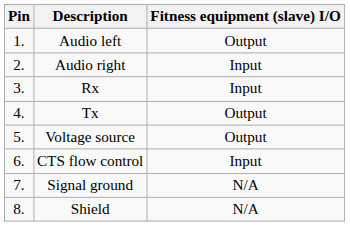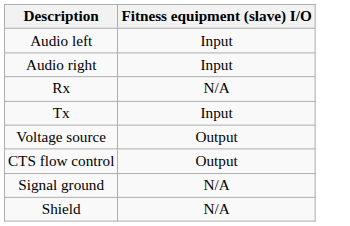- column: (19, 16)
(246, 40) Output -> (217, 40) Input
(246, 88) Input -> (217, 88) N/A
(246, 112) Output -> (217, 112) Input
(246, 161) Input -> (217, 161) Output
